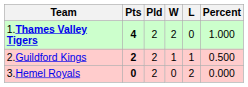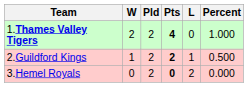columns swapped: (133, 12) <-> (174, 12)
